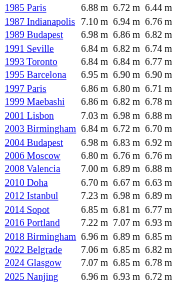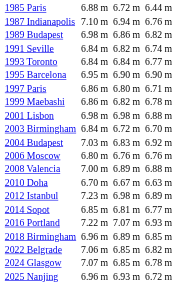(95, 115) 7.03 m -> (95, 115) 6.98 m
(95, 142) 6.98 m -> (95, 142) 7.03 m
